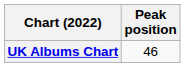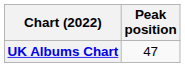(151, 51) 46 -> (151, 51) 47
